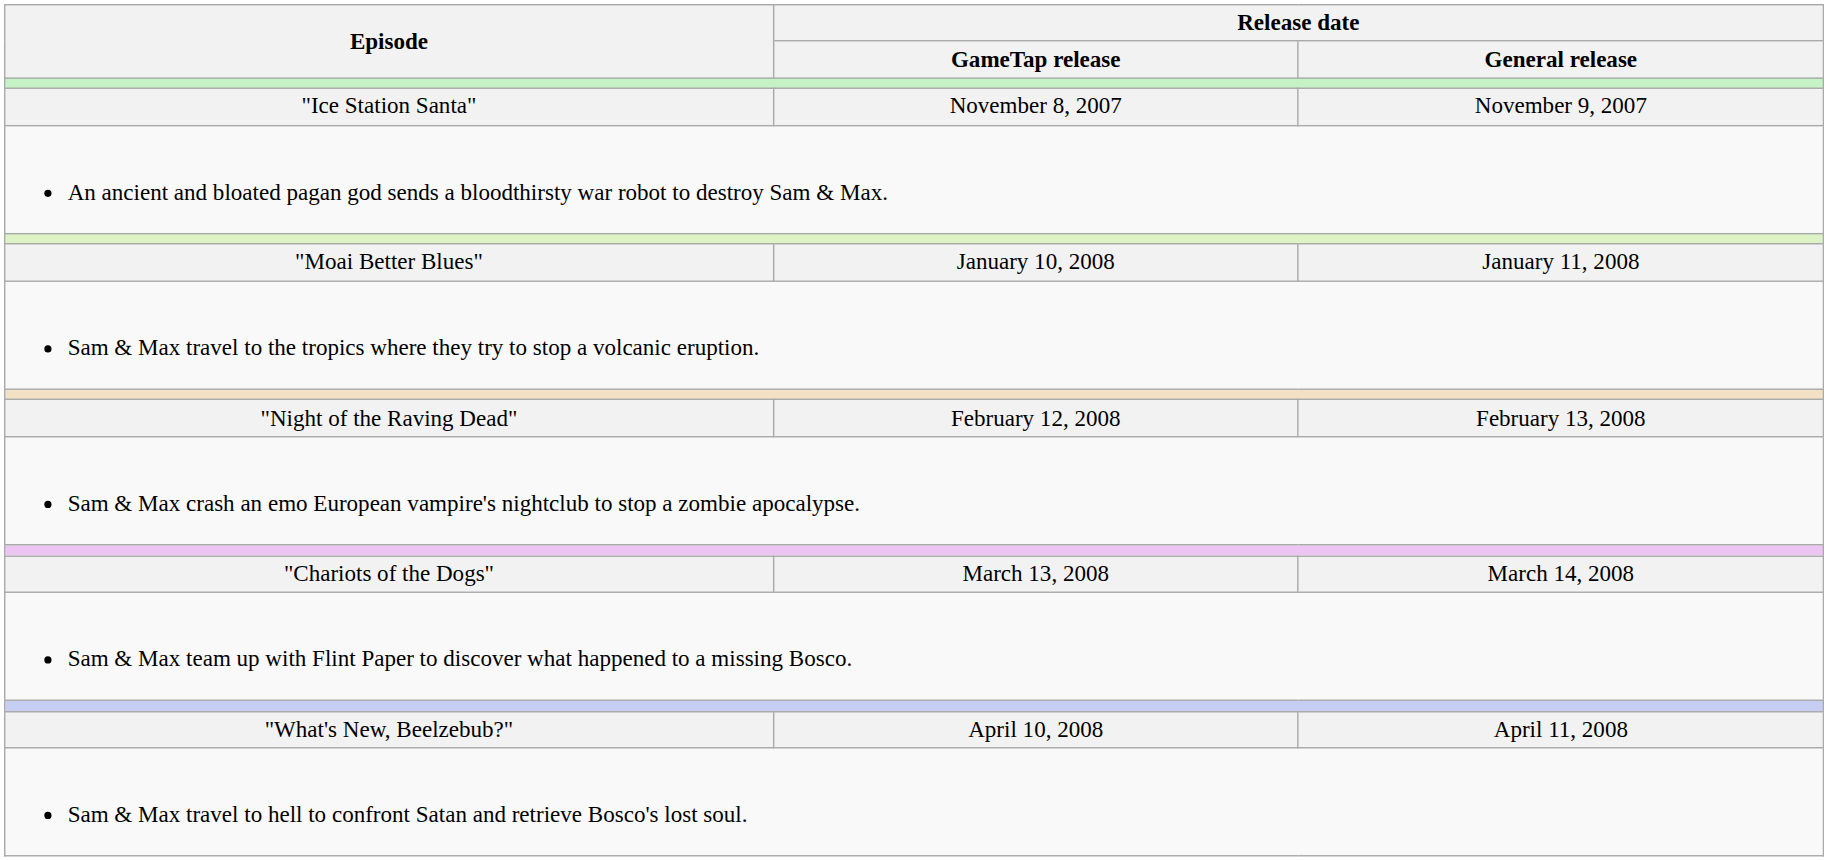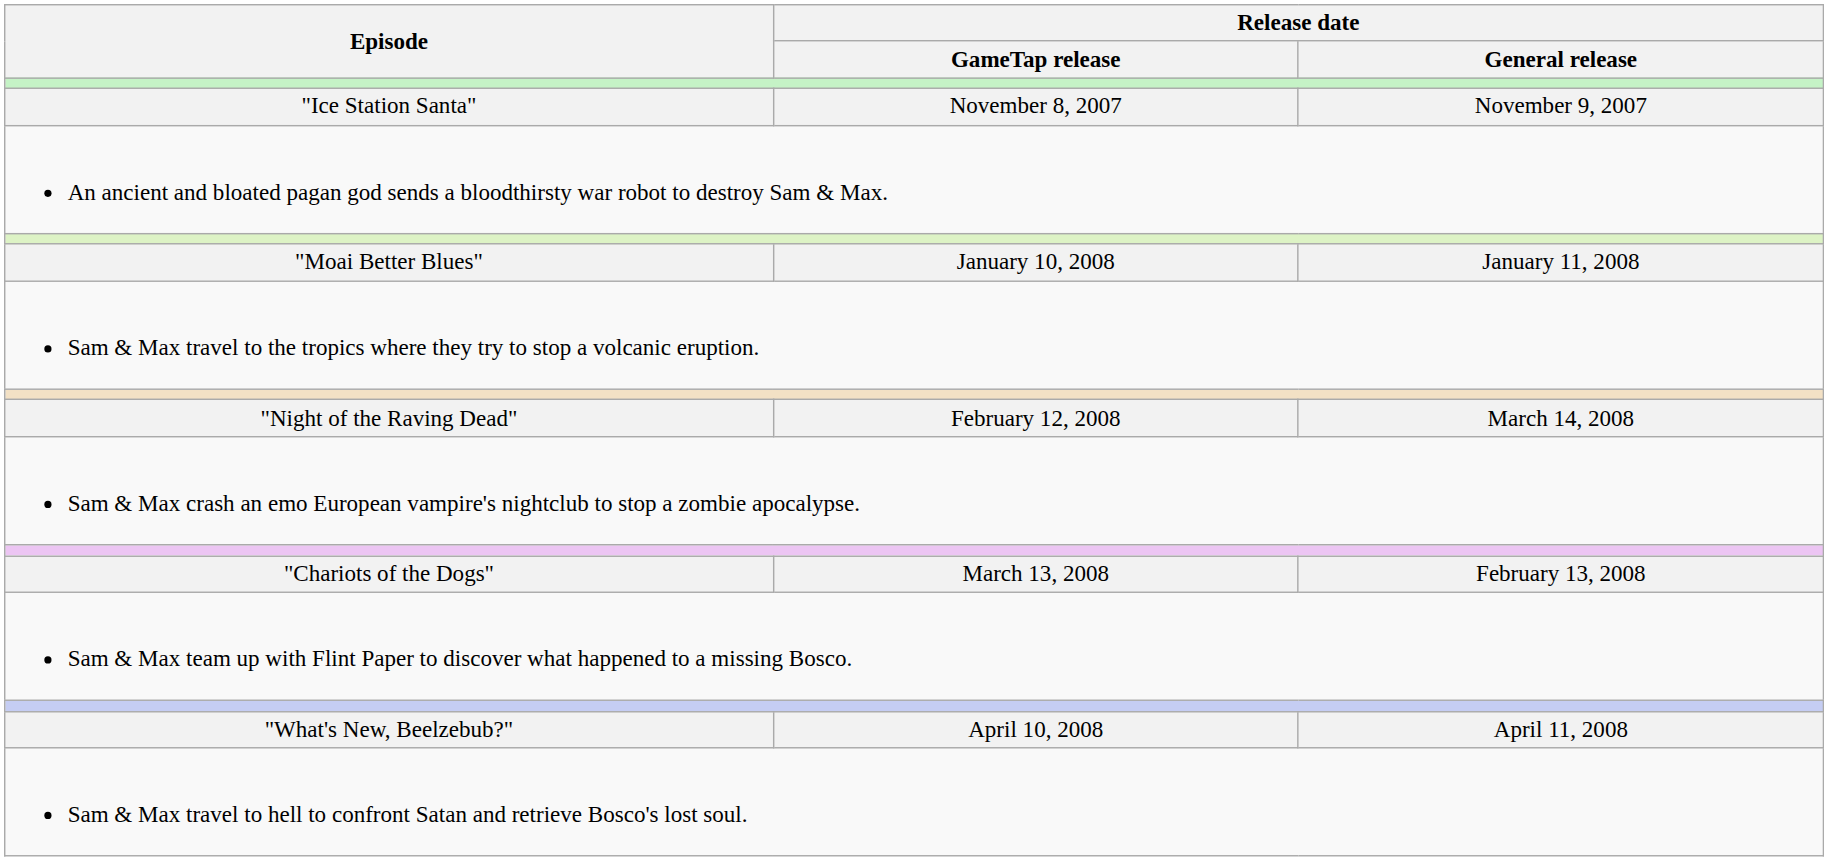(1561, 417) February 13, 2008 -> (1561, 417) March 14, 2008
(1561, 573) March 14, 2008 -> (1561, 573) February 13, 2008
